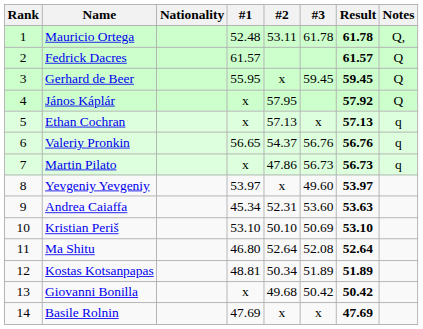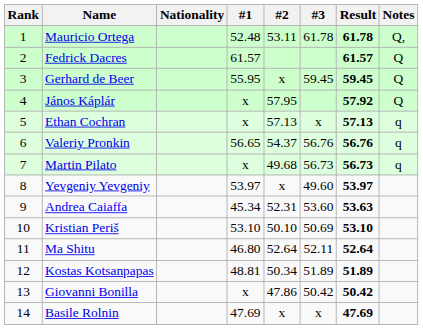(282, 164) 47.86 -> (282, 164) 49.68
(318, 249) 52.08 -> (318, 249) 52.11
(282, 292) 49.68 -> (282, 292) 47.86
